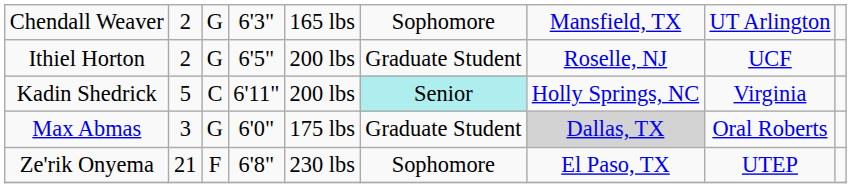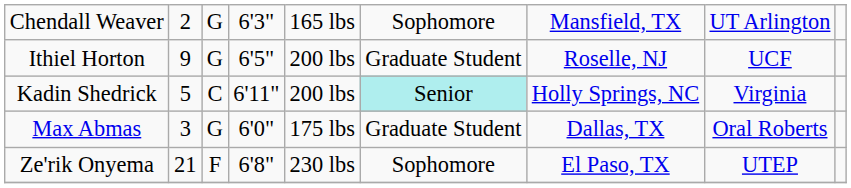(185, 57) 2 -> (185, 57) 9
(615, 128) lightgrey background -> (615, 128) no background
